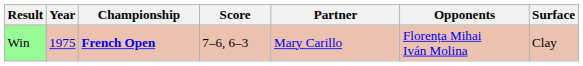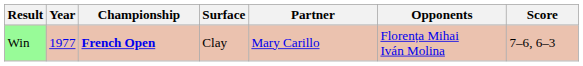columns swapped: (554, 14) <-> (235, 14)
(62, 43) 1975 -> (62, 43) 1977
